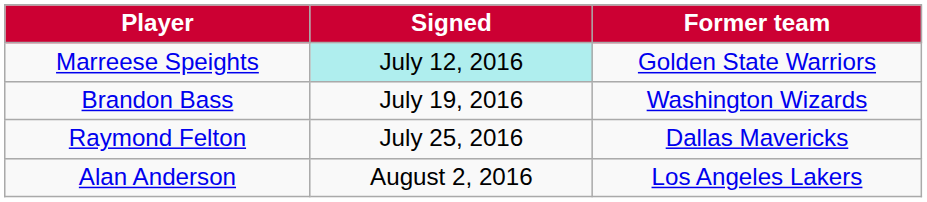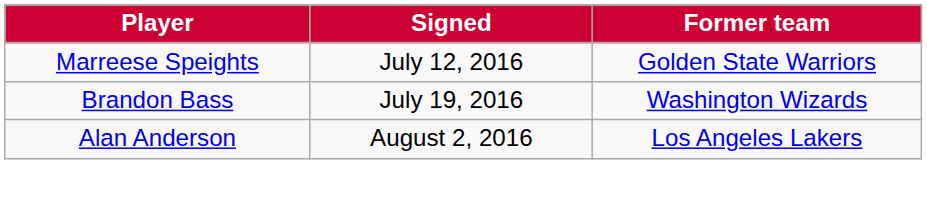(451, 61) paleturquoise background -> (451, 61) no background
- row: (157, 138)
